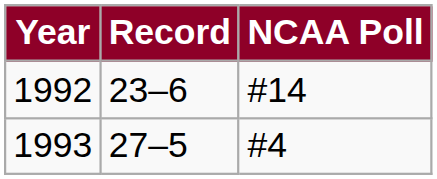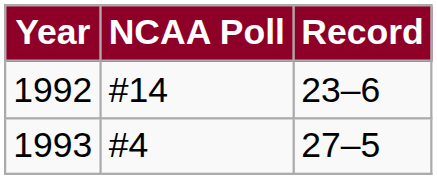columns swapped: (170, 32) <-> (336, 32)
